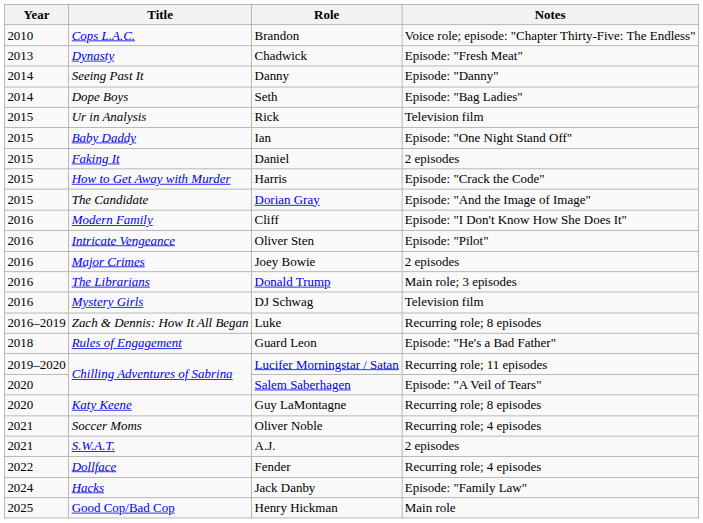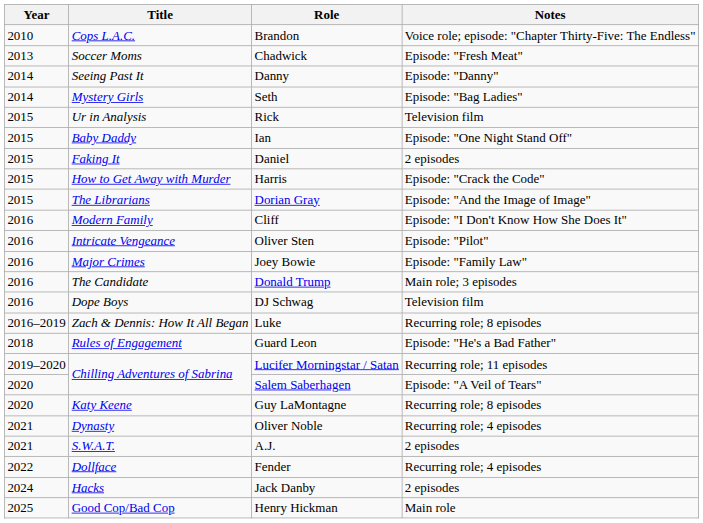(93, 55) Dynasty -> (107, 55) Soccer Moms
(100, 96) Dope Boys -> (108, 96) Mystery Girls
(110, 199) The Candidate -> (111, 199) The Librarians
(432, 261) 2 episodes -> (466, 261) Episode: "Family Law"
(111, 281) The Librarians -> (110, 281) The Candidate
(108, 302) Mystery Girls -> (100, 302) Dope Boys
(107, 425) Soccer Moms -> (93, 425) Dynasty
(466, 487) Episode: "Family Law" -> (432, 487) 2 episodes
